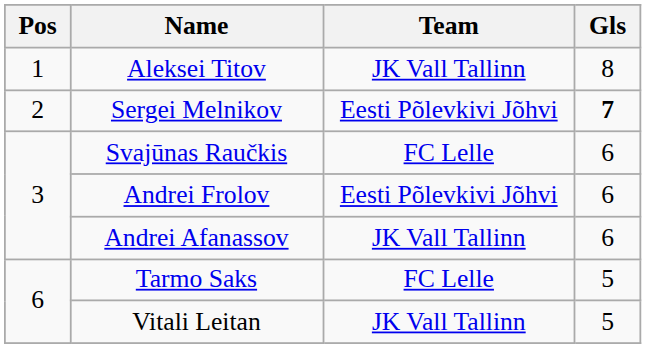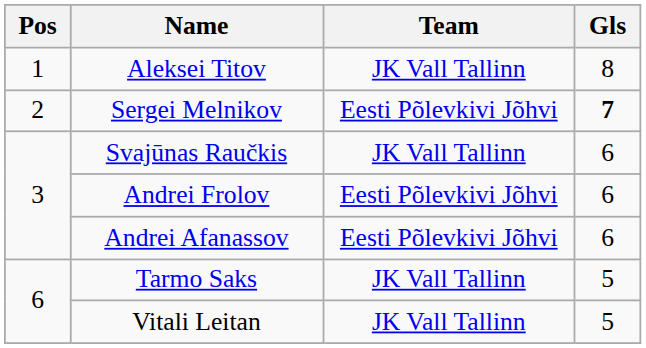(449, 152) FC Lelle -> (449, 152) JK Vall Tallinn
(449, 237) JK Vall Tallinn -> (449, 237) Eesti Põlevkivi Jõhvi
(449, 279) FC Lelle -> (449, 279) JK Vall Tallinn
